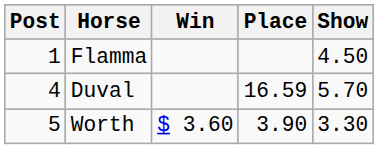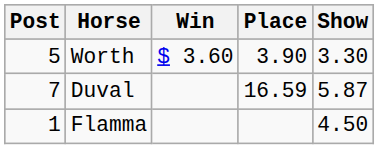rows swapped: (103, 126) <-> (109, 57)
(54, 91) 4 -> (54, 91) 7
(343, 91) 5.70 -> (343, 91) 5.87
